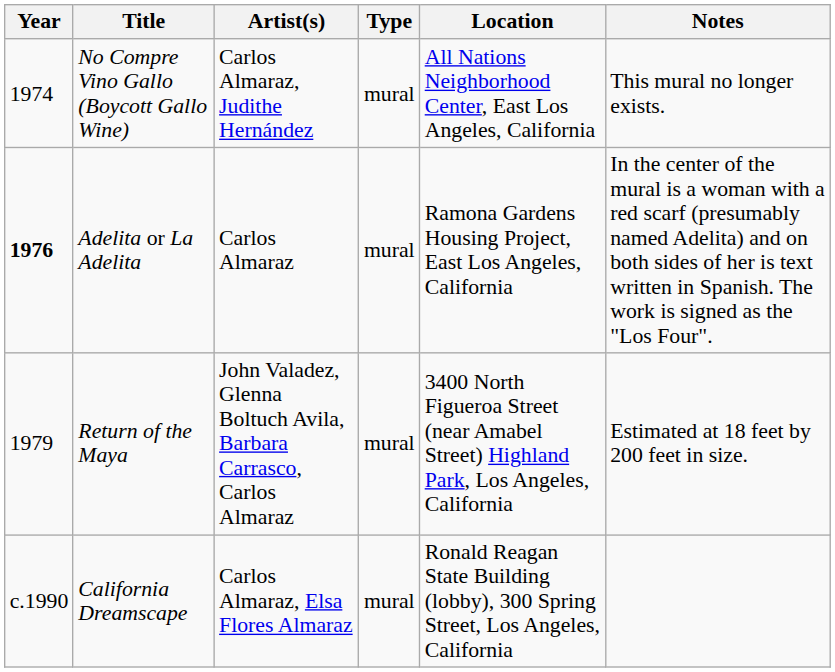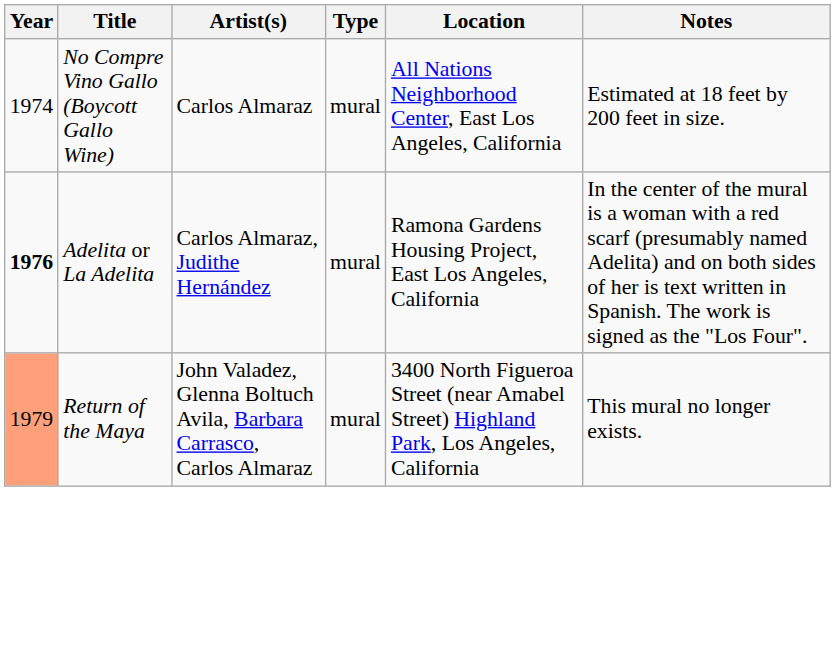(266, 92) Carlos Almaraz, Judithe Hernández -> (244, 105) Carlos Almaraz
(702, 92) This mural no longer exists. -> (688, 105) Estimated at 18 feet by 200 feet in size.
(257, 249) Carlos Almaraz -> (247, 262) Carlos Almaraz, Judithe Hernández
(31, 443) no background -> (31, 419) lightsalmon background
(711, 443) Estimated at 18 feet by 200 feet in size. -> (679, 419) This mural no longer exists.
- row: (133, 600)
